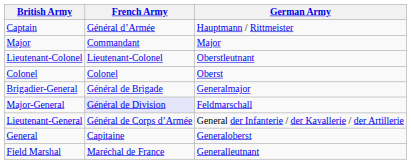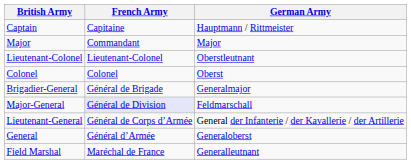(121, 27) Général d’Armée -> (106, 27) Capitaine
(106, 136) Capitaine -> (121, 136) Général d’Armée
